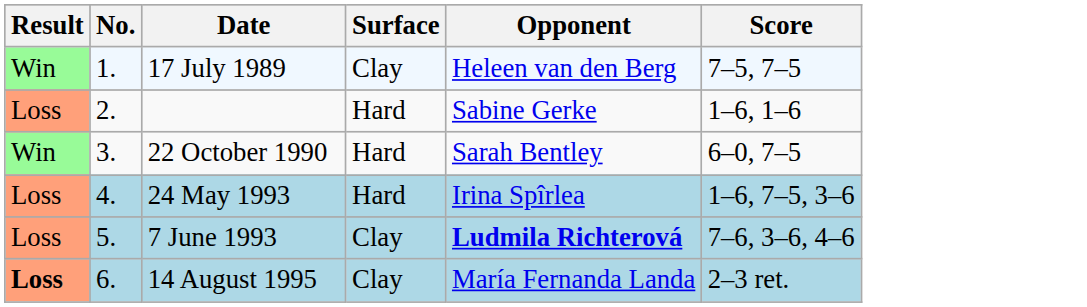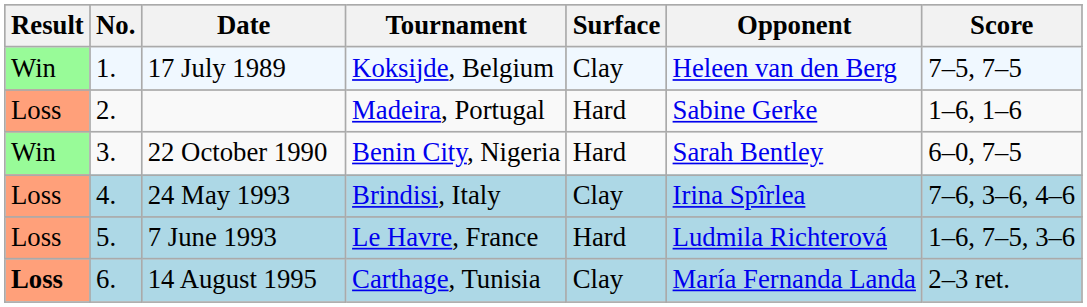+ column: (456, 25)
(379, 195) Hard -> (598, 195) Clay
(781, 195) 1–6, 7–5, 3–6 -> (1002, 195) 7–6, 3–6, 4–6
(377, 237) Clay -> (599, 237) Hard
(567, 237) bold -> (780, 237) normal
(781, 237) 7–6, 3–6, 4–6 -> (1002, 237) 1–6, 7–5, 3–6
